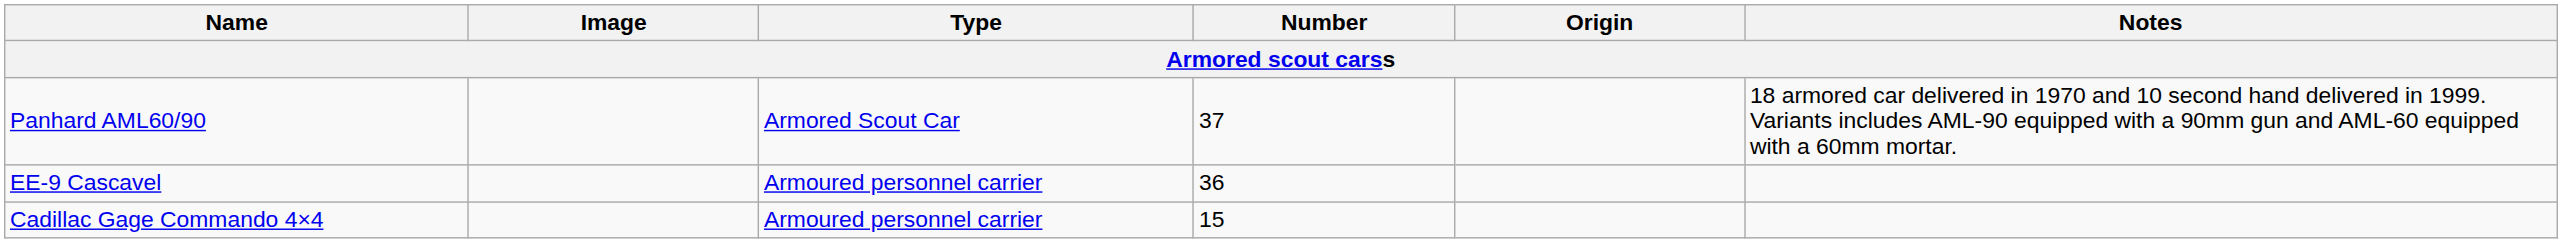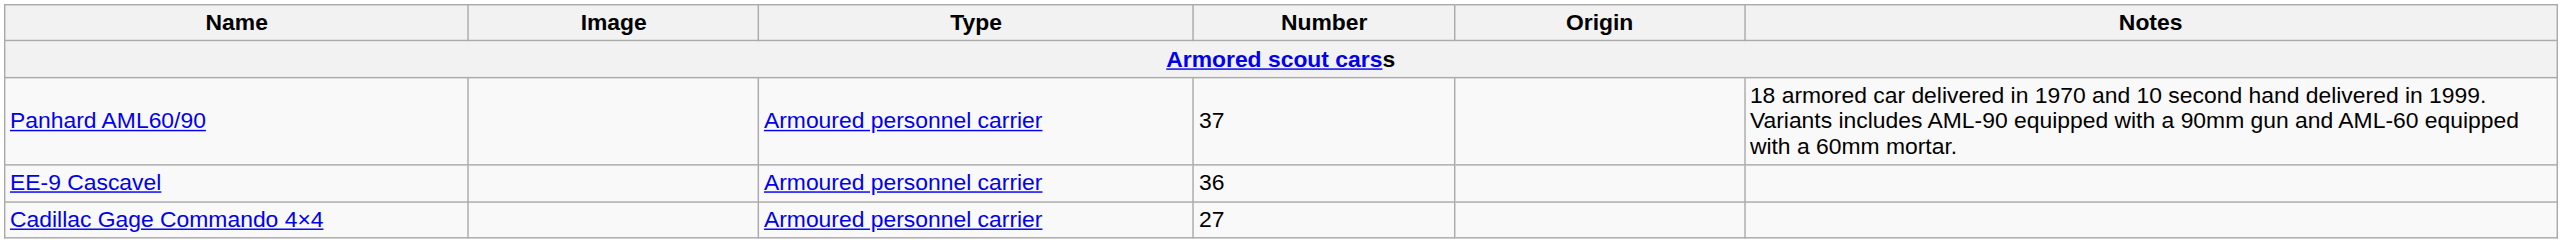(862, 120) Armored Scout Car -> (903, 120) Armoured personnel carrier
(1212, 219) 15 -> (1212, 219) 27
